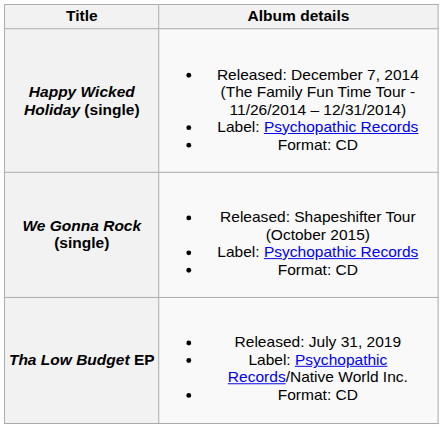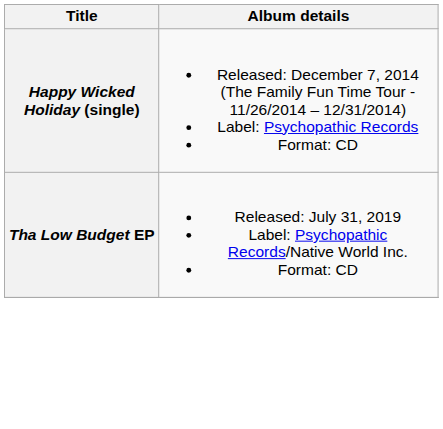- row: (82, 234)
